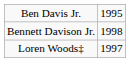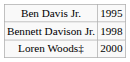(111, 48) 1997 -> (111, 48) 2000
